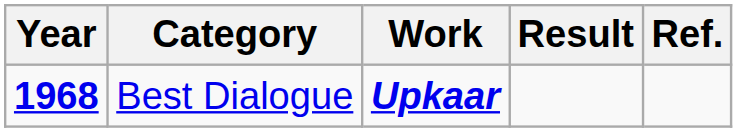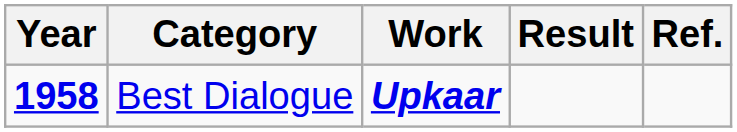(56, 95) 1968 -> (56, 95) 1958
